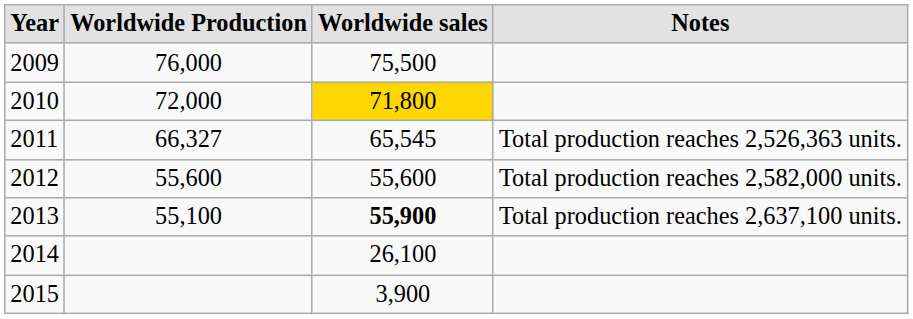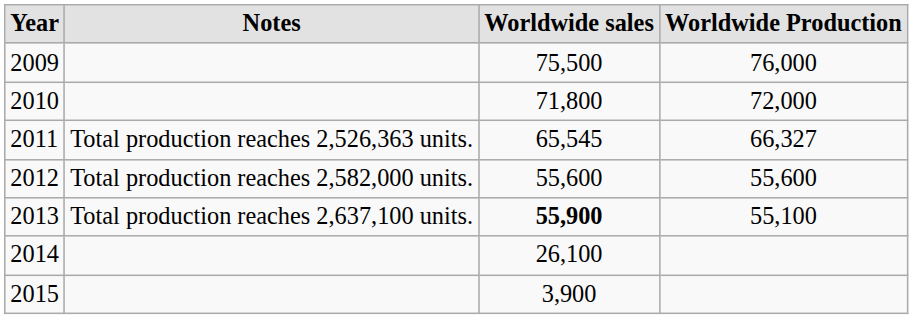columns swapped: (189, 23) <-> (700, 23)
(403, 100) gold background -> (569, 100) no background
